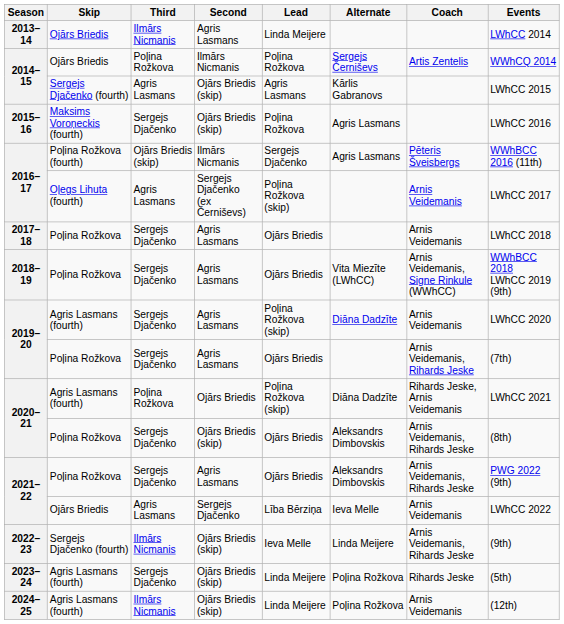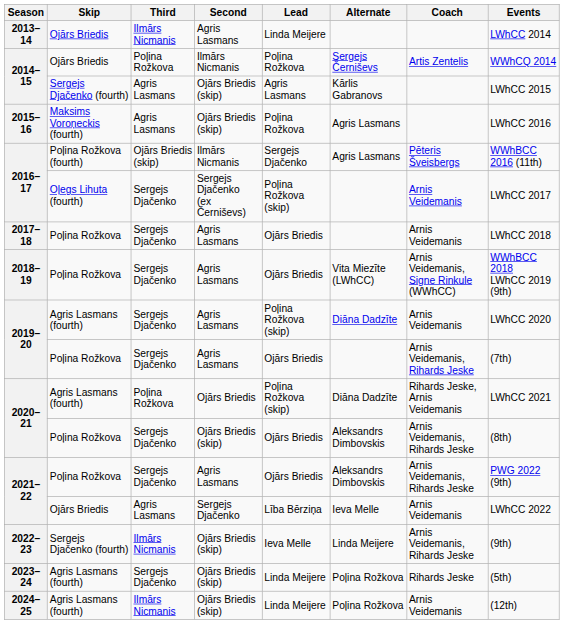(155, 123) Sergejs Djačenko -> (154, 123) Agris Lasmans
(154, 196) Agris Lasmans -> (155, 196) Sergejs Djačenko
